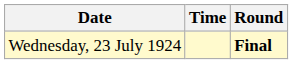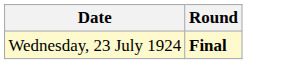- column: (208, 17)
